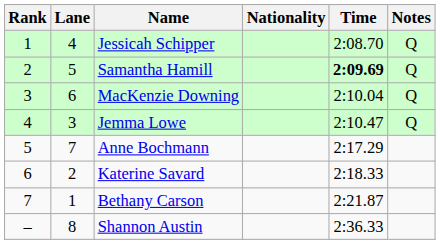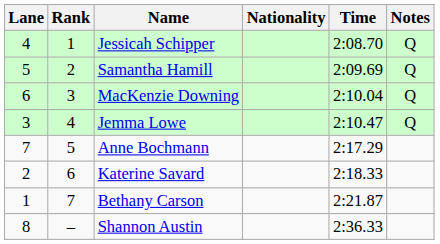columns swapped: (28, 17) <-> (72, 17)
(358, 69) bold -> (358, 69) normal
